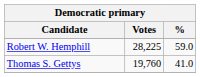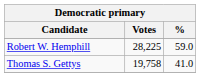(147, 64) 19,760 -> (147, 64) 19,758
